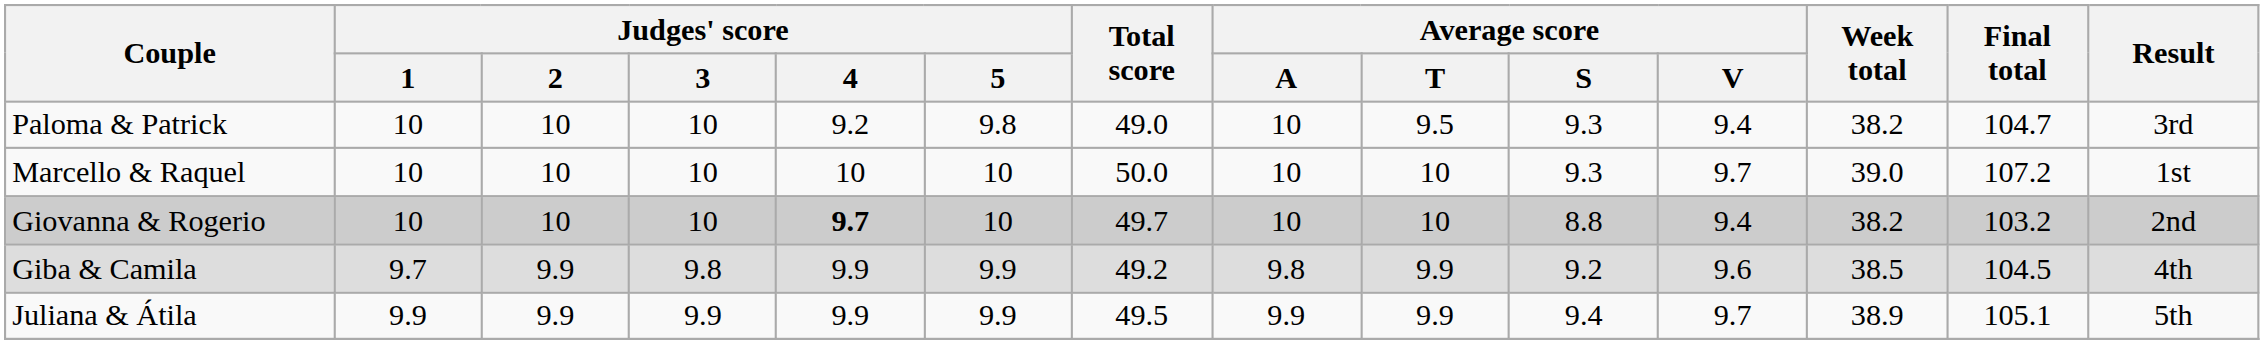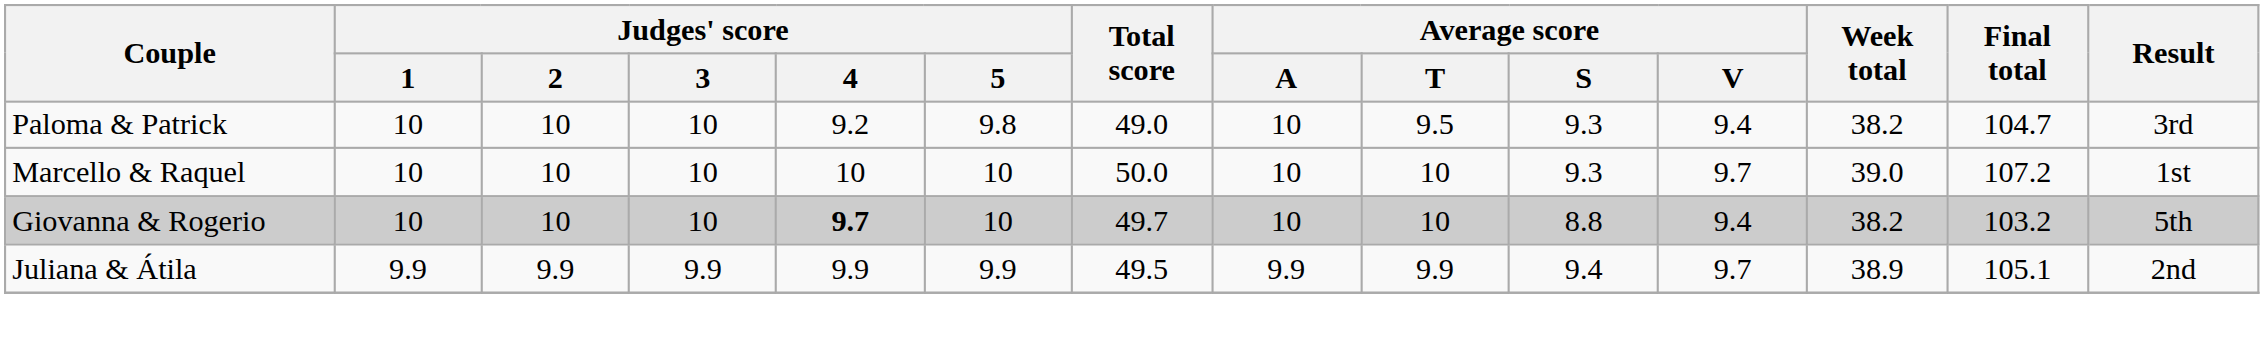(2173, 220) 2nd -> (2173, 220) 5th
- row: (104, 268)
(2173, 316) 5th -> (2173, 268) 2nd
